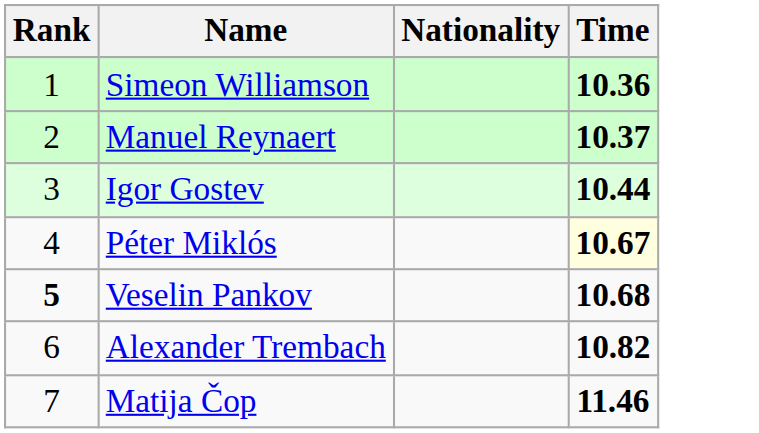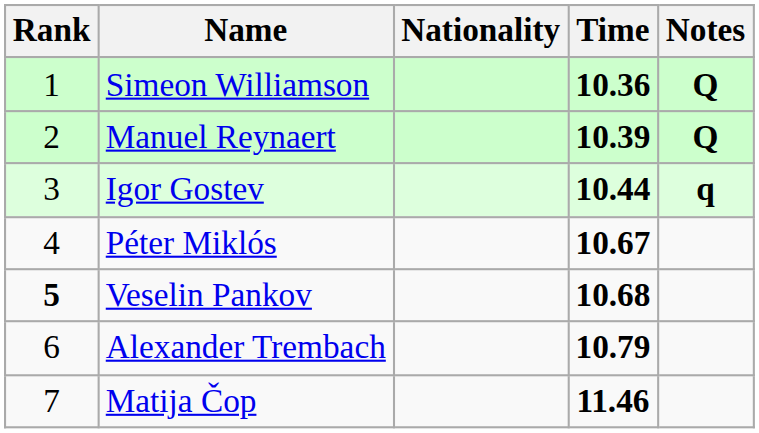+ column: (705, 30)
(613, 136) 10.37 -> (613, 136) 10.39
(613, 242) lightyellow background -> (613, 242) no background
(613, 347) 10.82 -> (613, 347) 10.79
